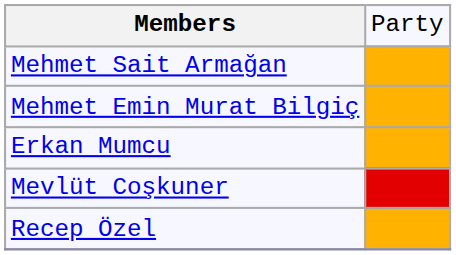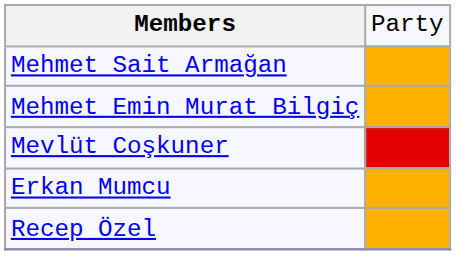rows swapped: (120, 188) <-> (91, 147)
